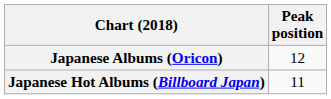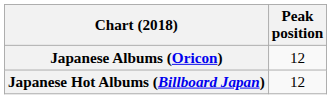(298, 81) 11 -> (298, 81) 12
